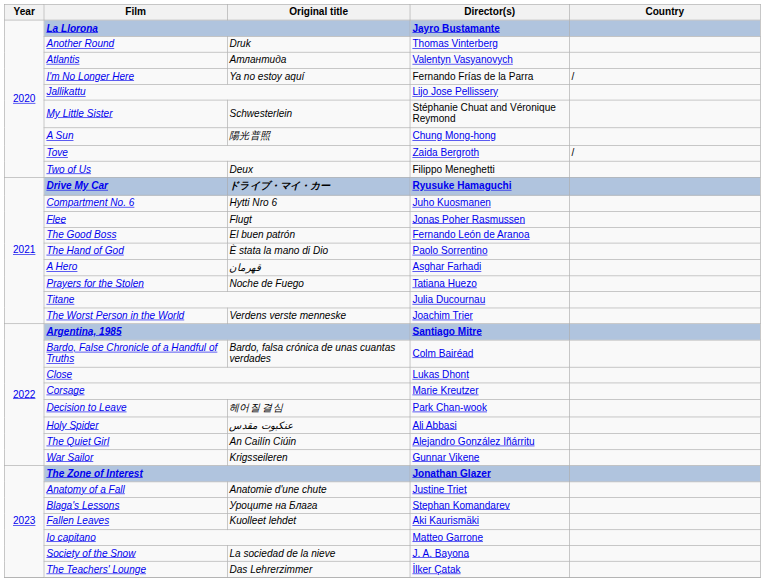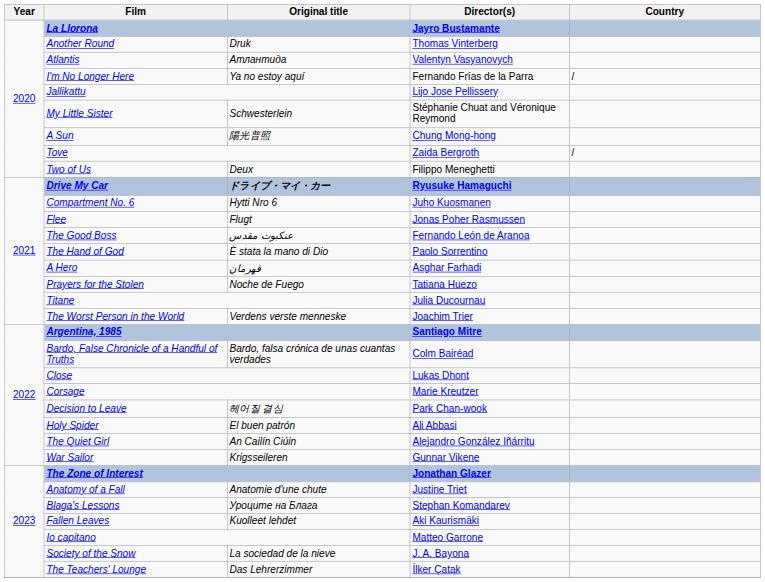(262, 235) El buen patrón -> (261, 236) عنکبوت مقدس
(261, 425) عنکبوت مقدس -> (262, 425) El buen patrón
